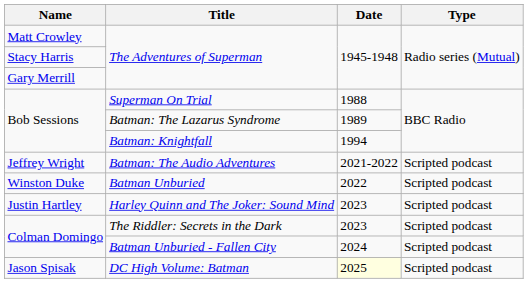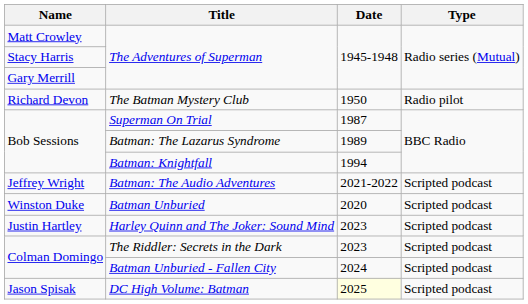+ row: (48, 99)
(354, 99) 1988 -> (354, 120) 1987
(354, 183) 2022 -> (354, 204) 2020
